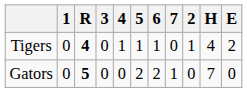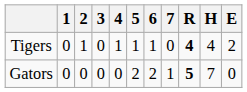columns swapped: (191, 18) <-> (85, 18)
